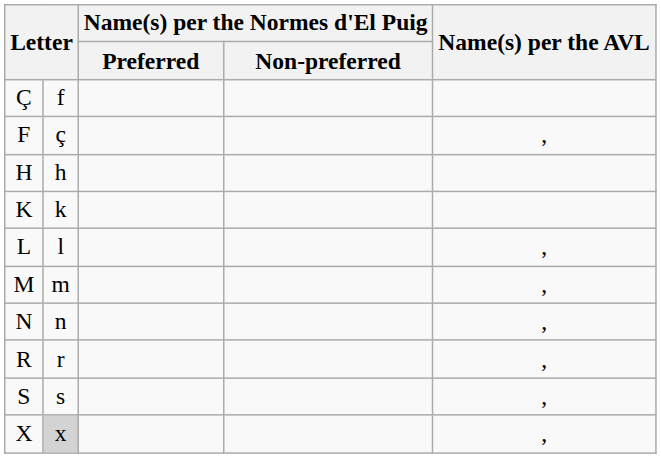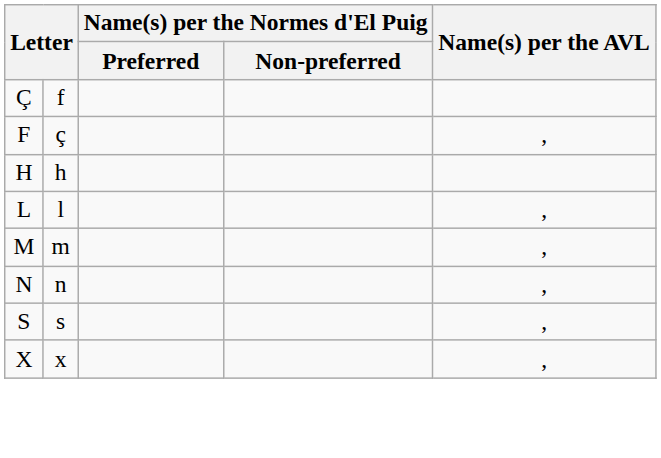- row: (24, 209)
- row: (24, 358)
(61, 433) lightgrey background -> (61, 358) no background
